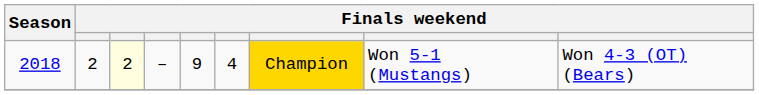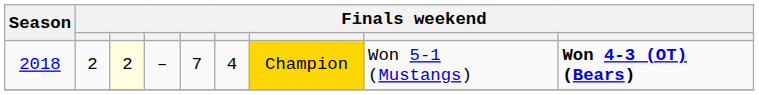(197, 65) 9 -> (197, 65) 7
(625, 65) normal -> (625, 65) bold
